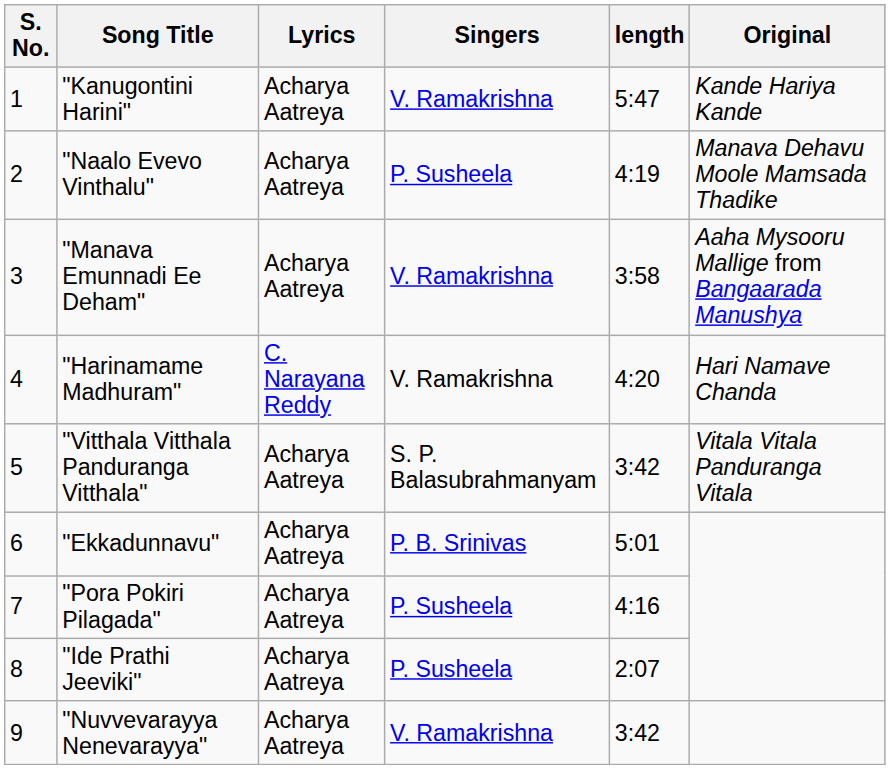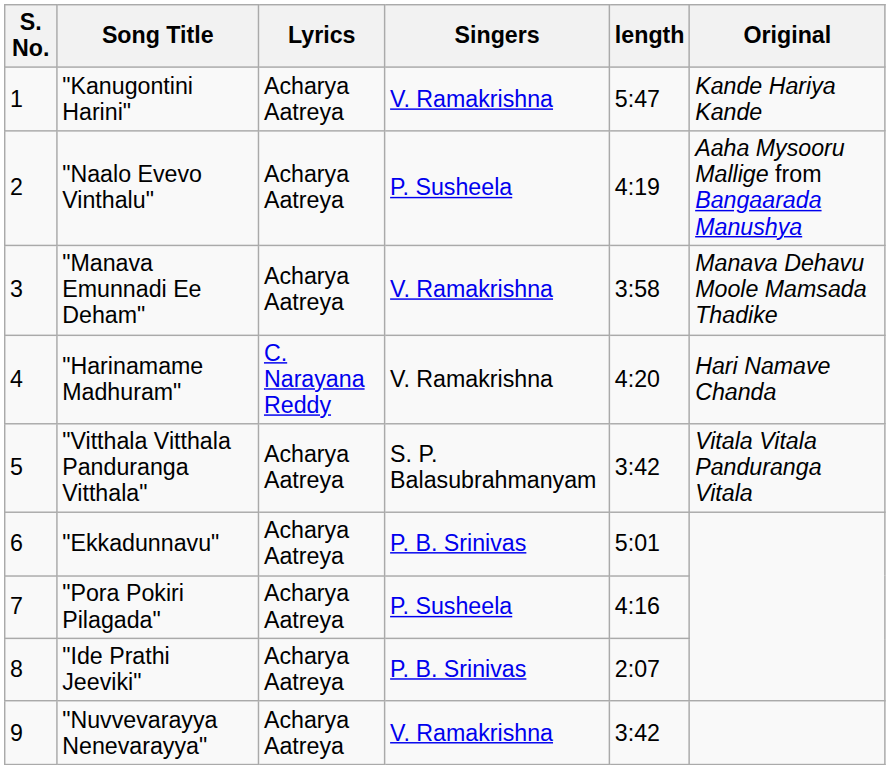(781, 174) Manava Dehavu Moole Mamsada Thadike -> (770, 187) Aaha Mysooru Mallige from Bangaarada Manushya
(770, 276) Aaha Mysooru Mallige from Bangaarada Manushya -> (781, 289) Manava Dehavu Moole Mamsada Thadike
(451, 669) P. Susheela -> (458, 669) P. B. Srinivas
